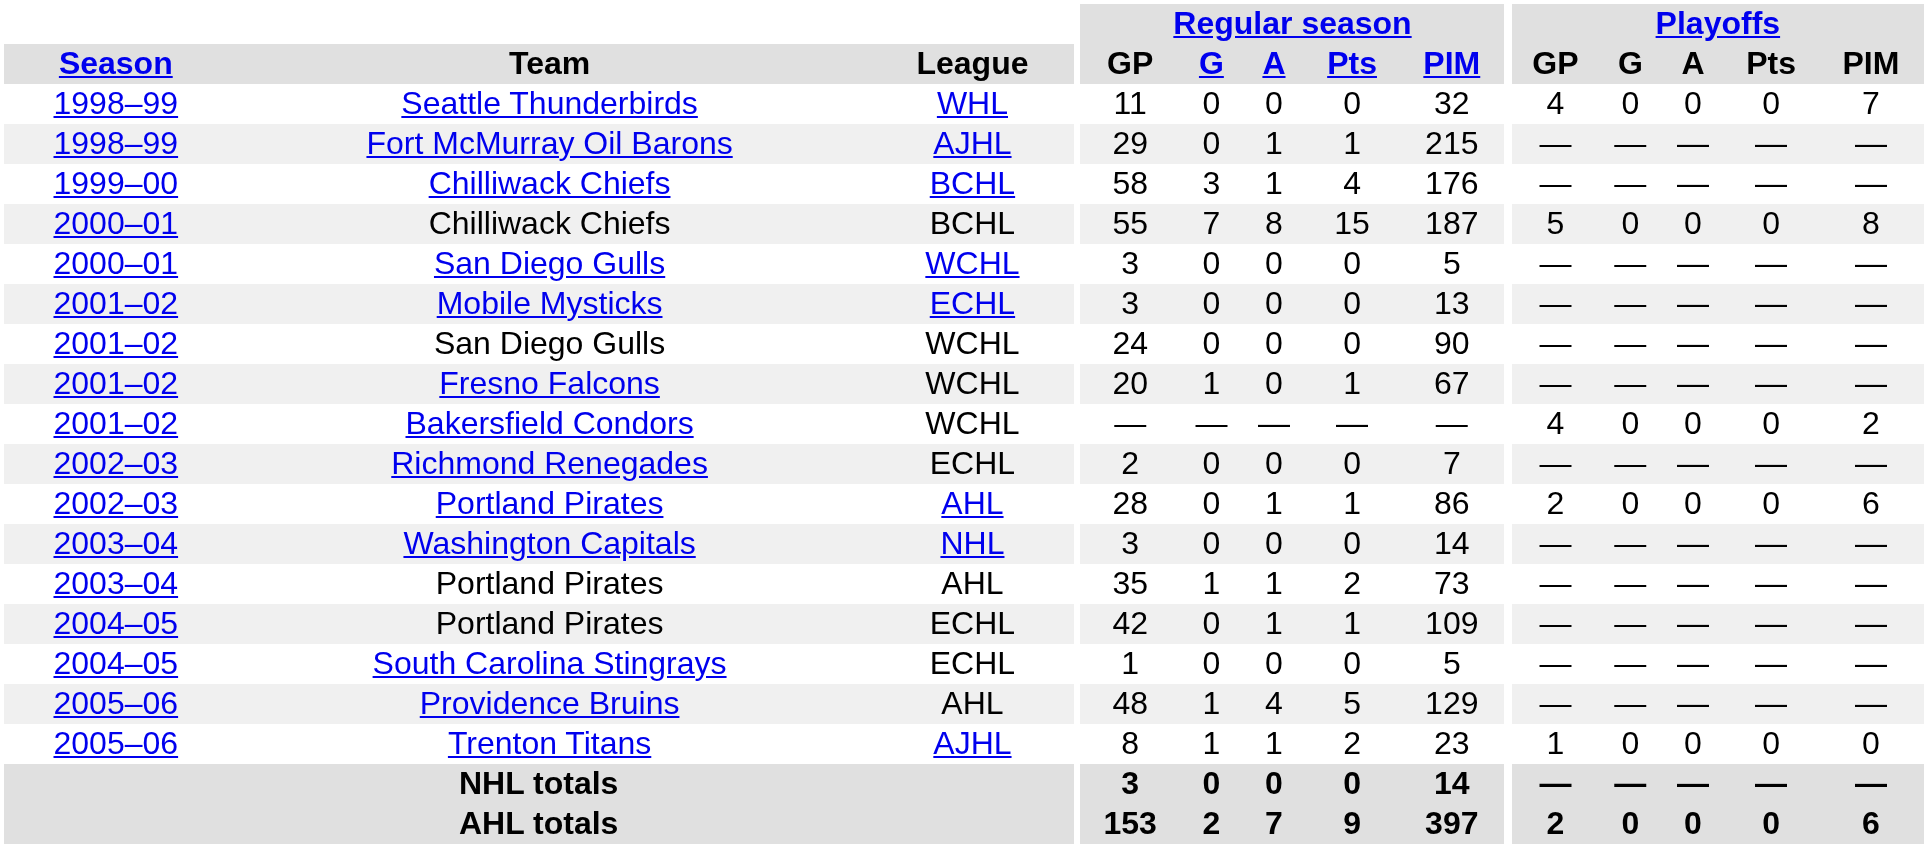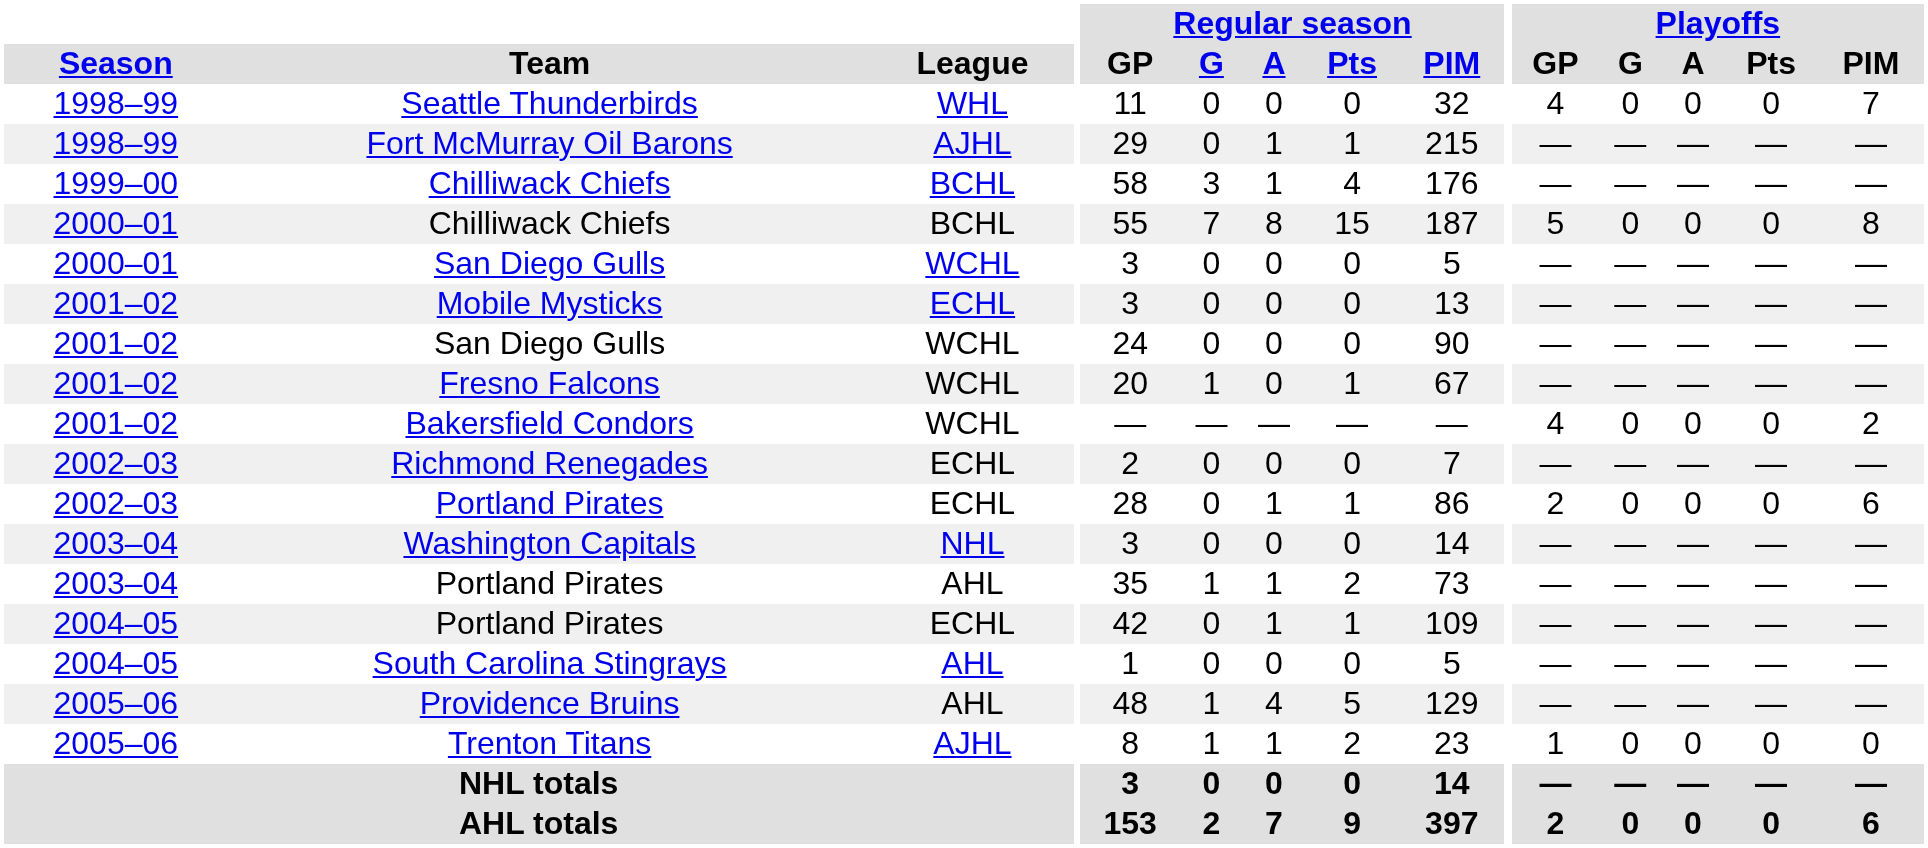(972, 503) AHL -> (972, 503) ECHL
(972, 663) ECHL -> (972, 663) AHL
